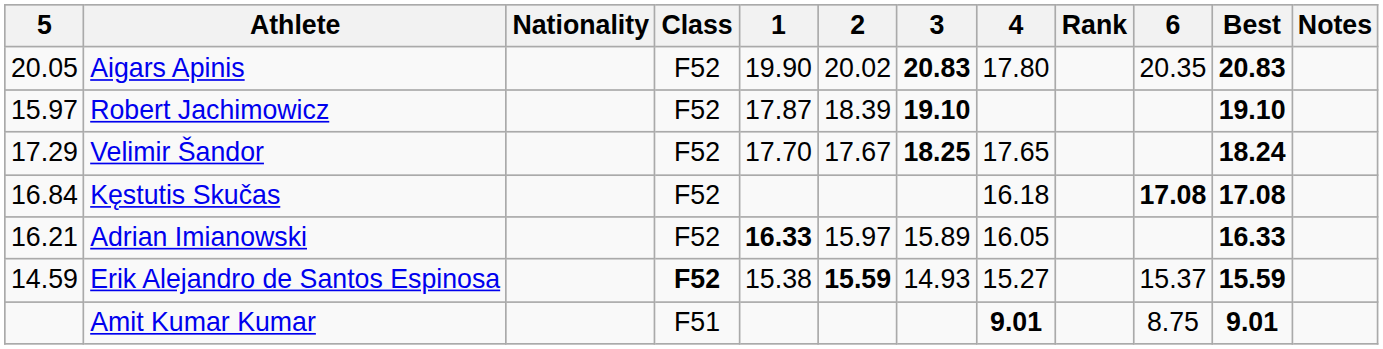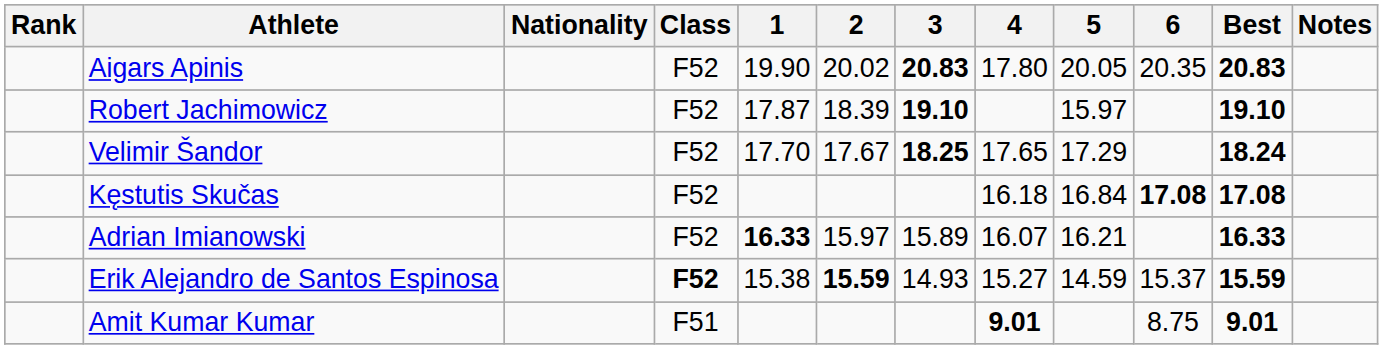columns swapped: (1094, 25) <-> (44, 25)
(1016, 237) 16.05 -> (1014, 237) 16.07
